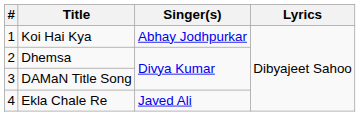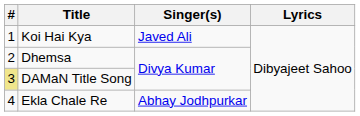(192, 36) Abhay Jodhpurkar -> (165, 36) Javed Ali
(11, 79) no background -> (11, 79) khaki background
(165, 100) Javed Ali -> (192, 100) Abhay Jodhpurkar
